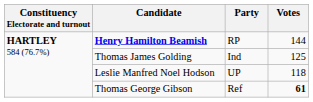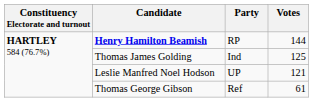(298, 72) 118 -> (298, 72) 121
(301, 89) bold -> (301, 89) normal
